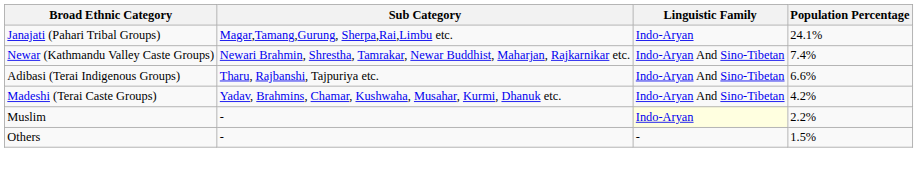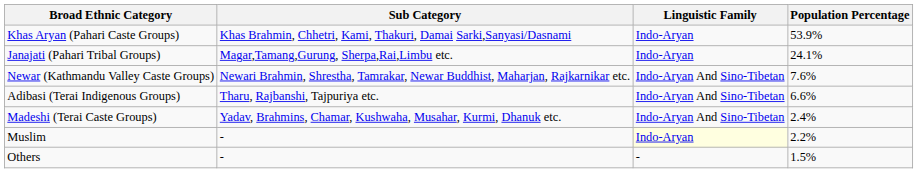+ row: (93, 35)
(803, 55) 7.4% -> (803, 76) 7.6%
(803, 96) 4.2% -> (803, 117) 2.4%
